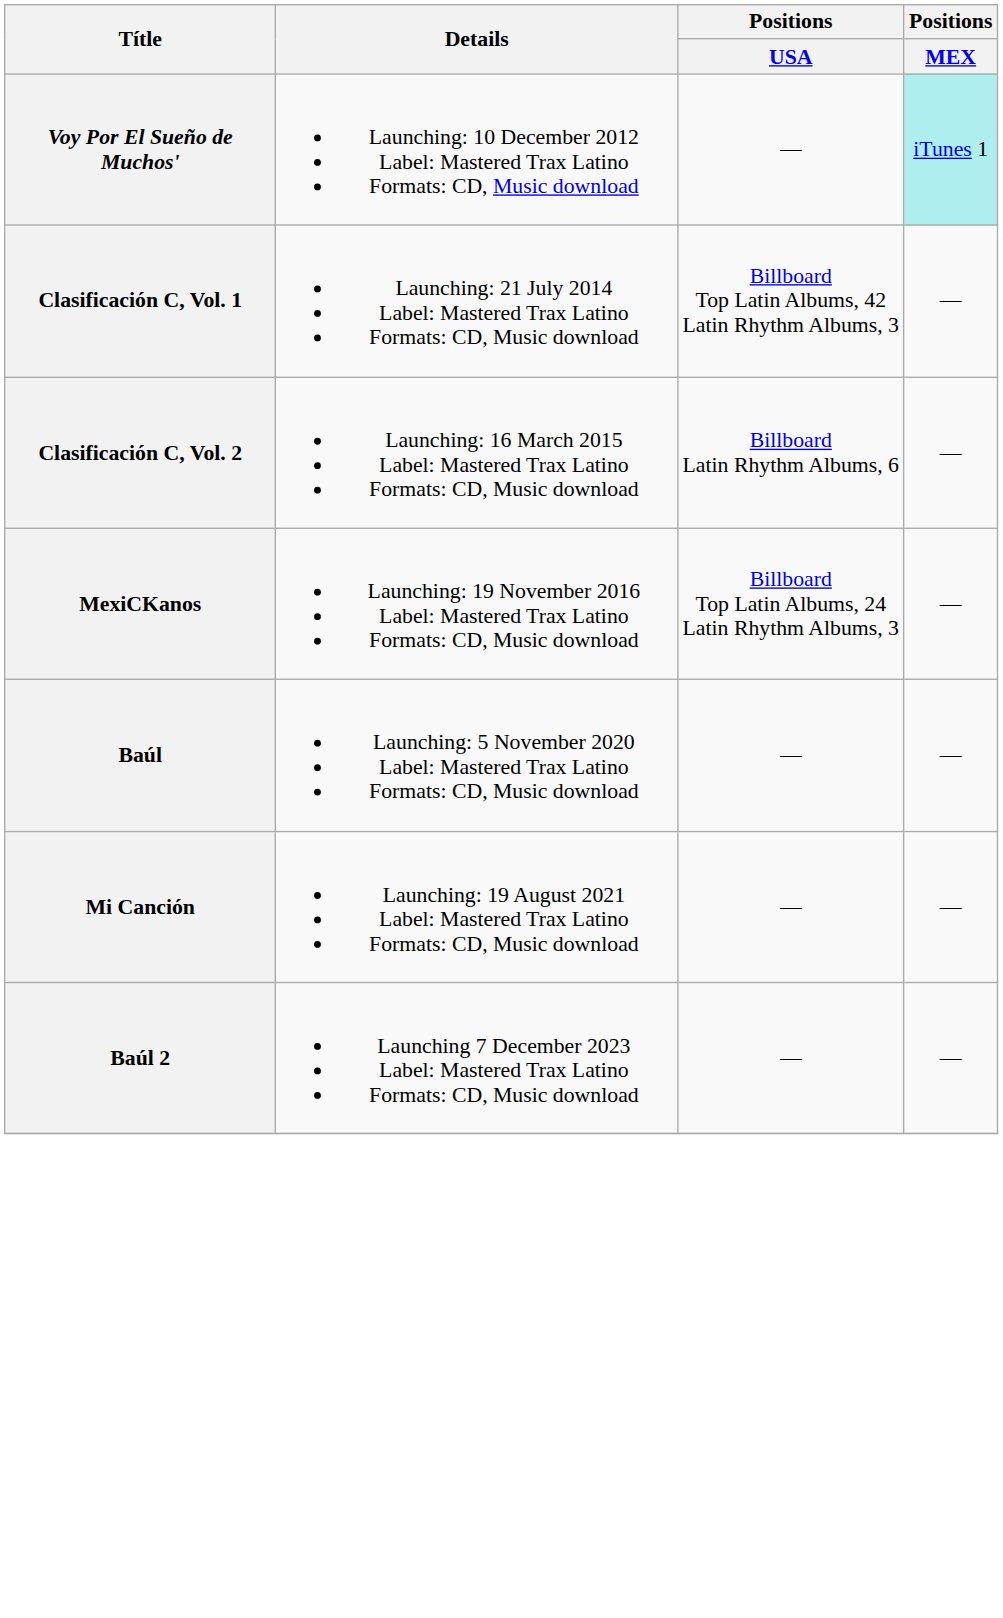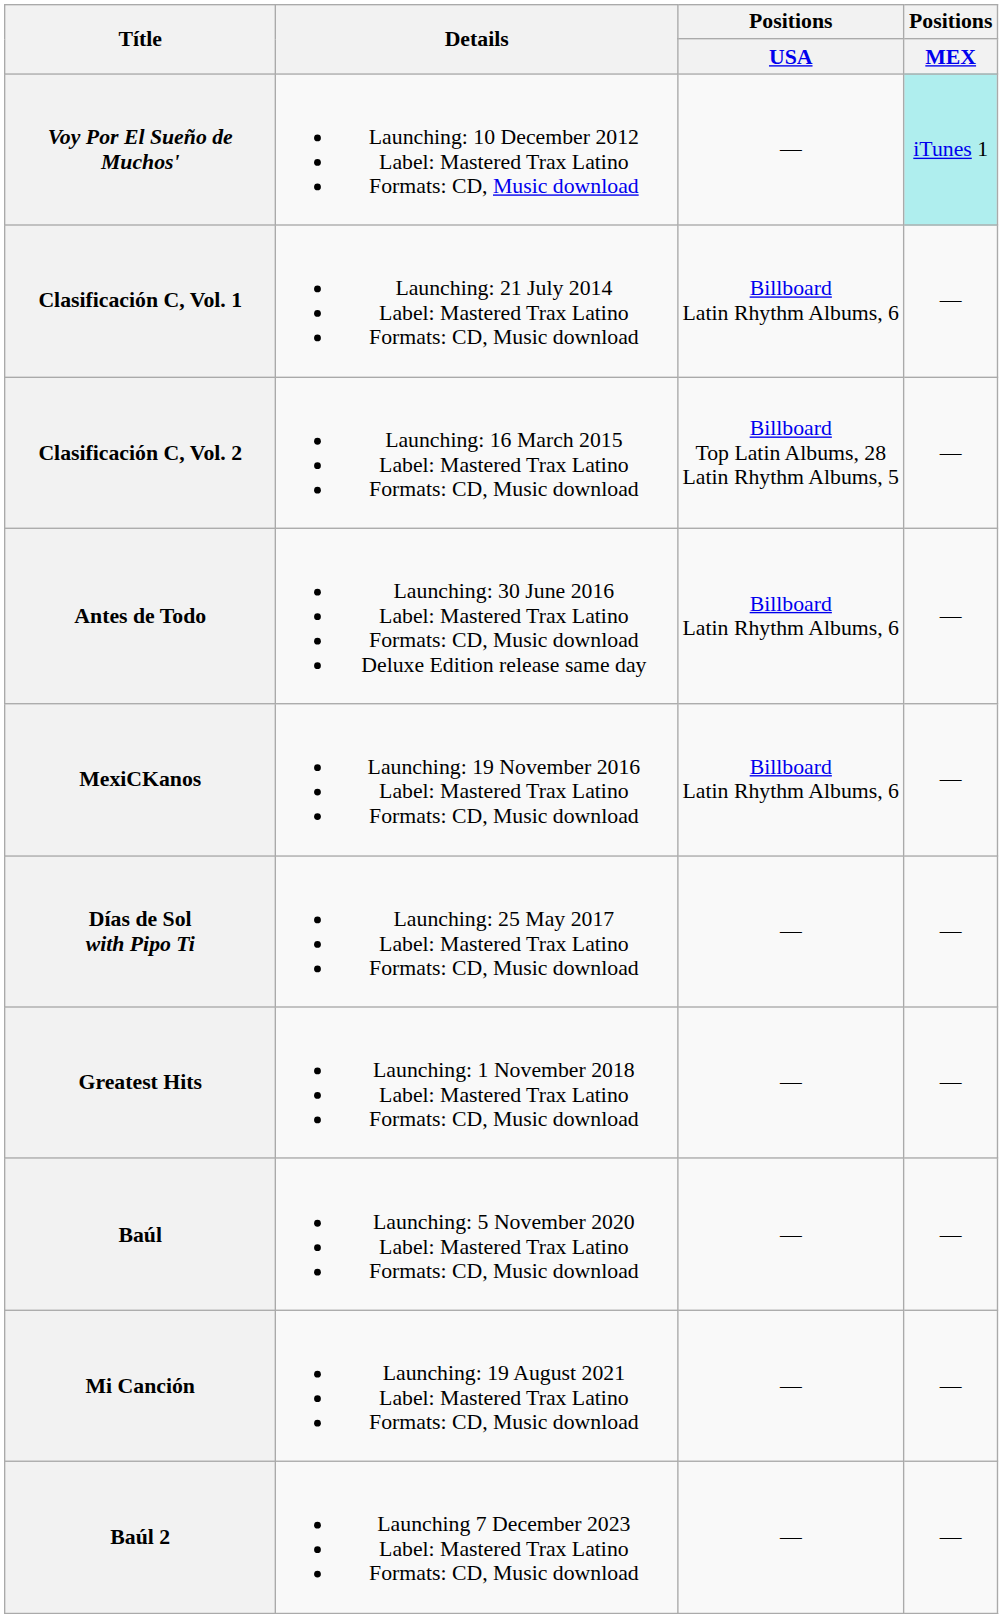(791, 300) Billboard Top Latin Albums, 42 Latin Rhythm Albums, 3 -> (791, 300) Billboard Latin Rhythm Albums, 6
(791, 452) Billboard Latin Rhythm Albums, 6 -> (791, 452) Billboard Top Latin Albums, 28 Latin Rhythm Albums, 5
+ row: (140, 615)
(791, 603) Billboard Top Latin Albums, 24 Latin Rhythm Albums, 3 -> (791, 779) Billboard Latin Rhythm Albums, 6
+ row: (140, 931)
+ row: (140, 1082)
